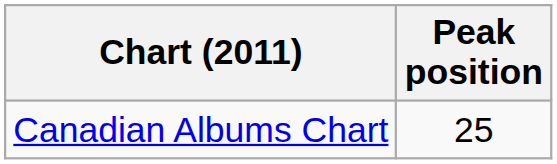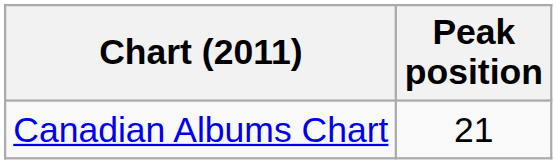(474, 128) 25 -> (474, 128) 21
